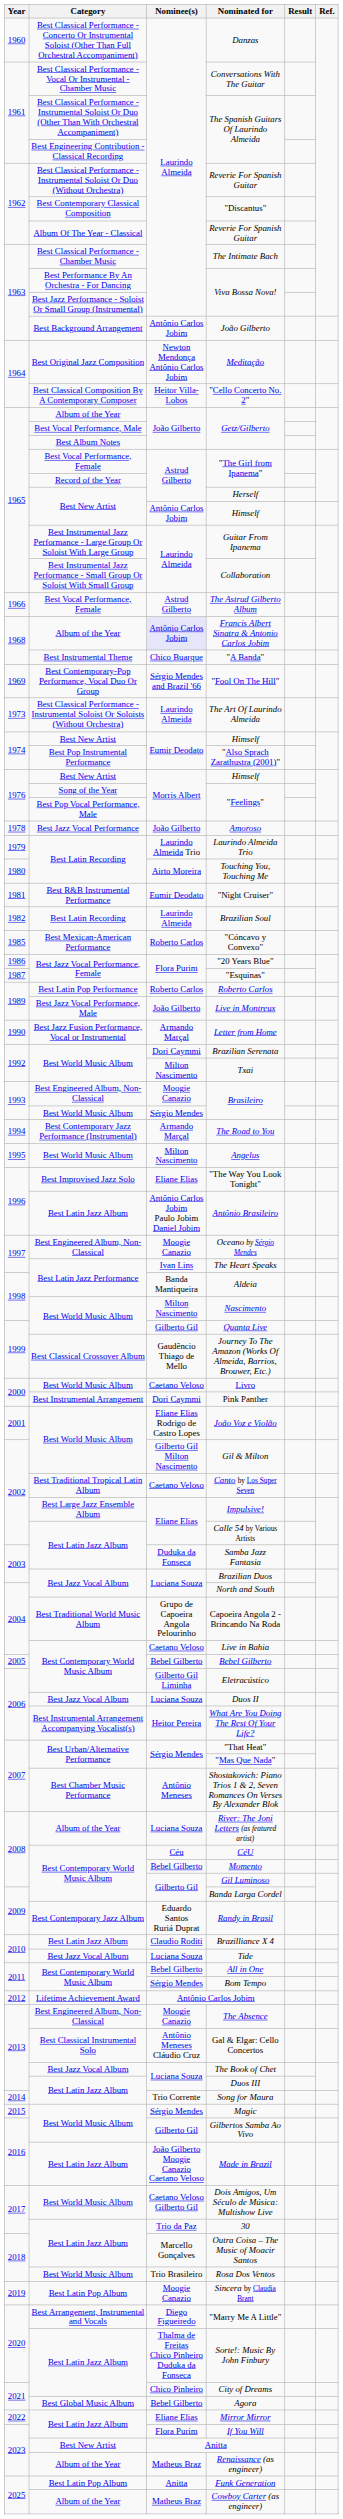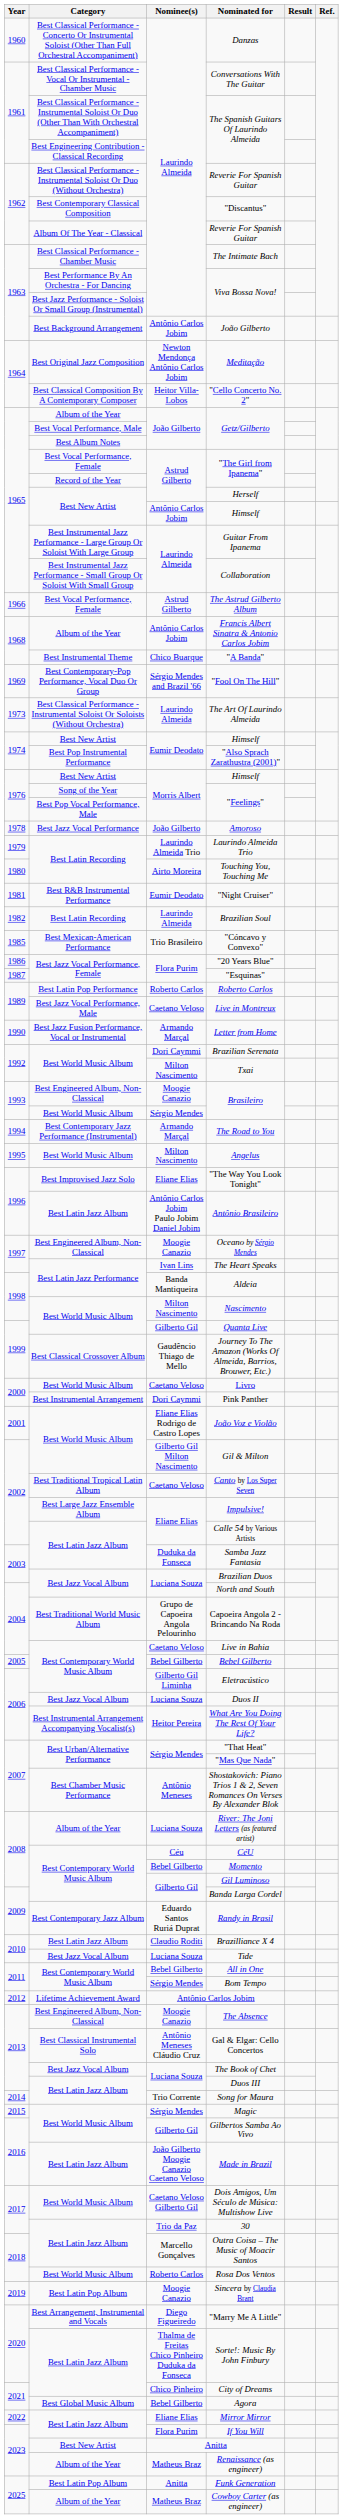(176, 633) lavender background -> (176, 633) no background
(176, 942) Roberto Carlos -> (176, 942) Trio Brasileiro
(176, 1008) João Gilberto -> (176, 1008) Caetano Veloso
(176, 2274) Trio Brasileiro -> (176, 2274) Roberto Carlos
